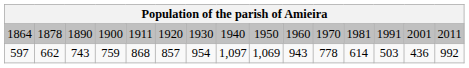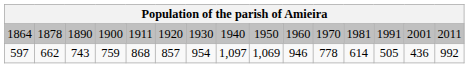(298, 53) 943 -> (298, 53) 946
(389, 53) 503 -> (389, 53) 505
